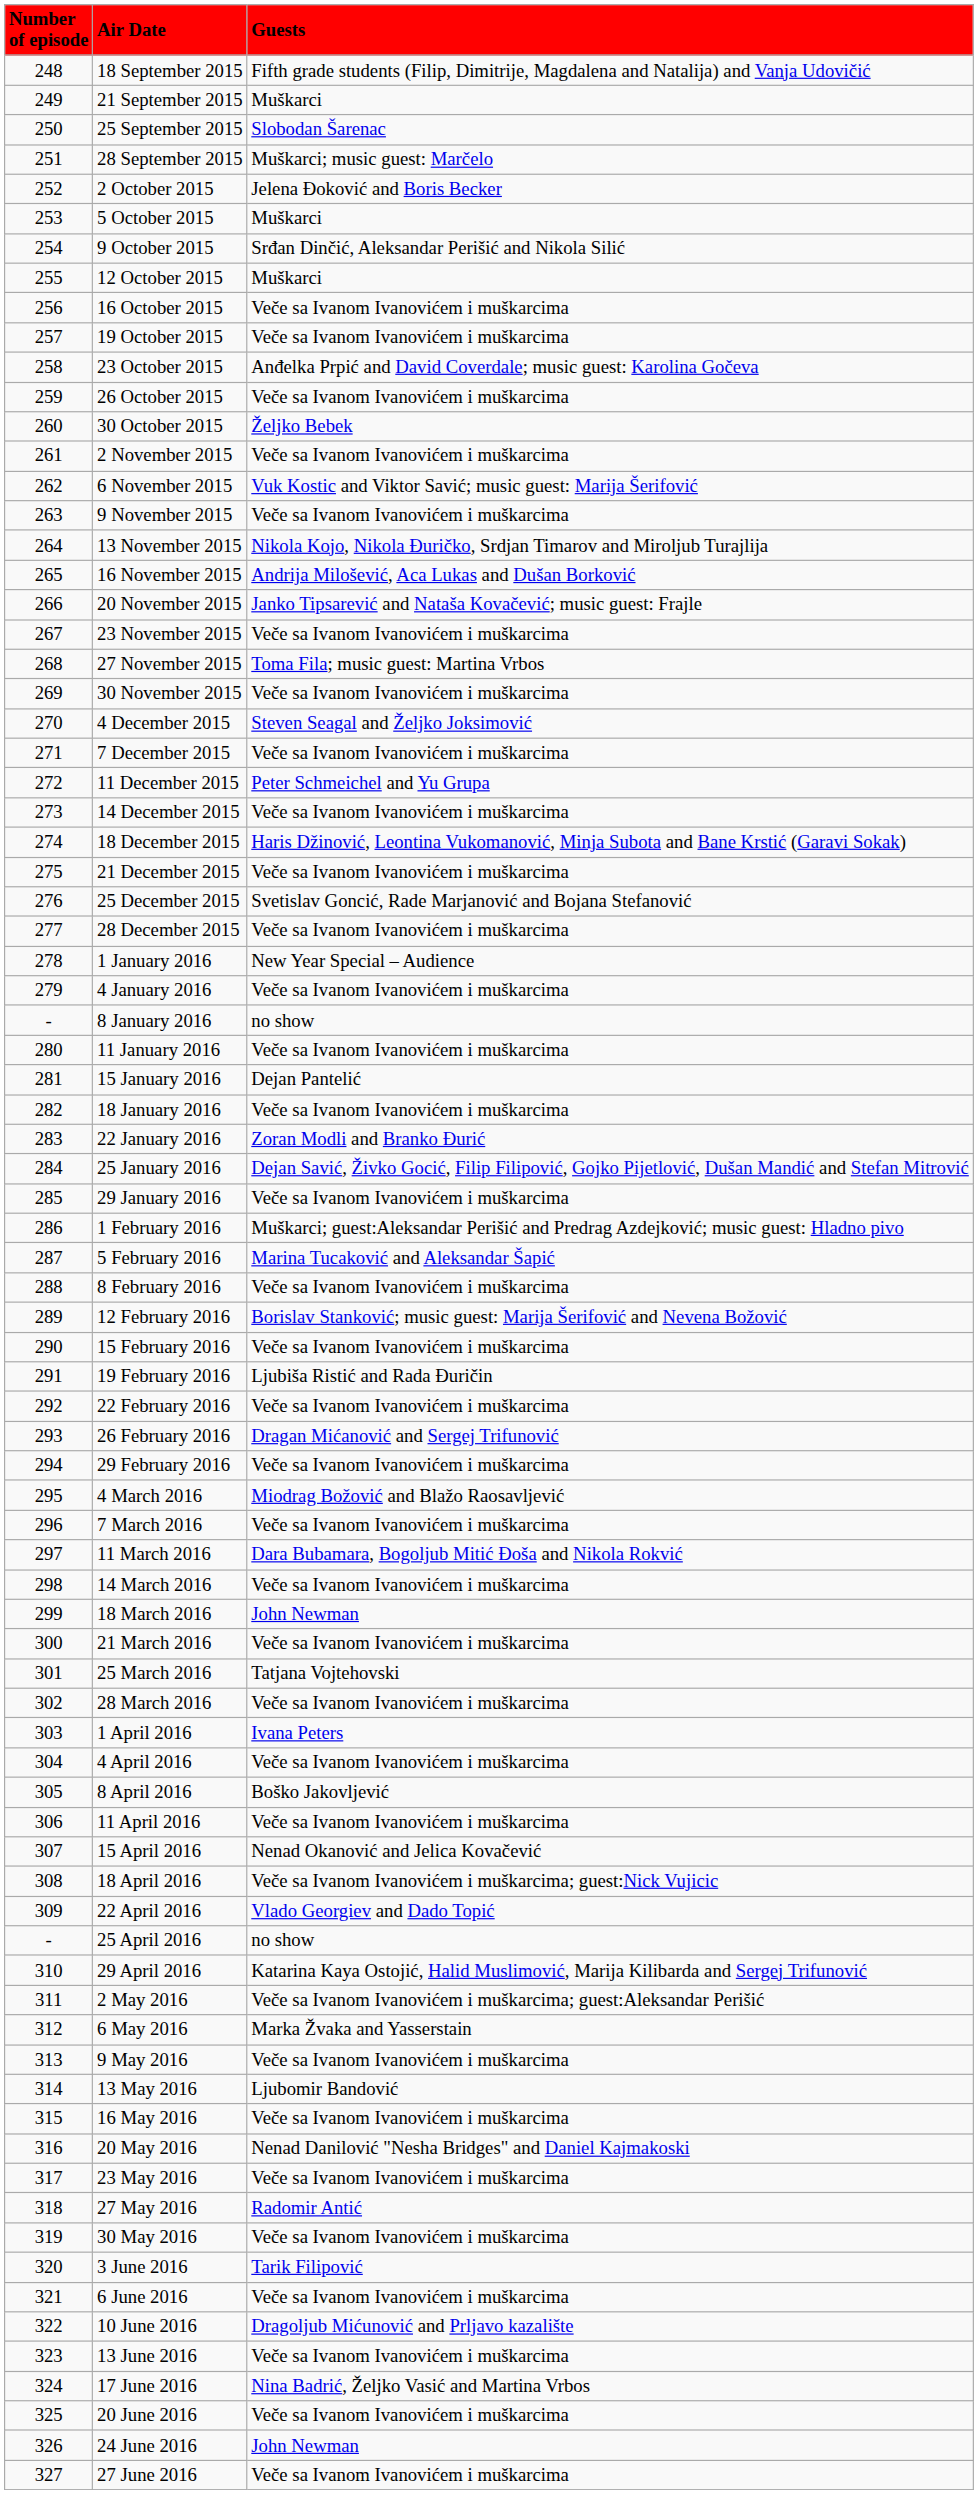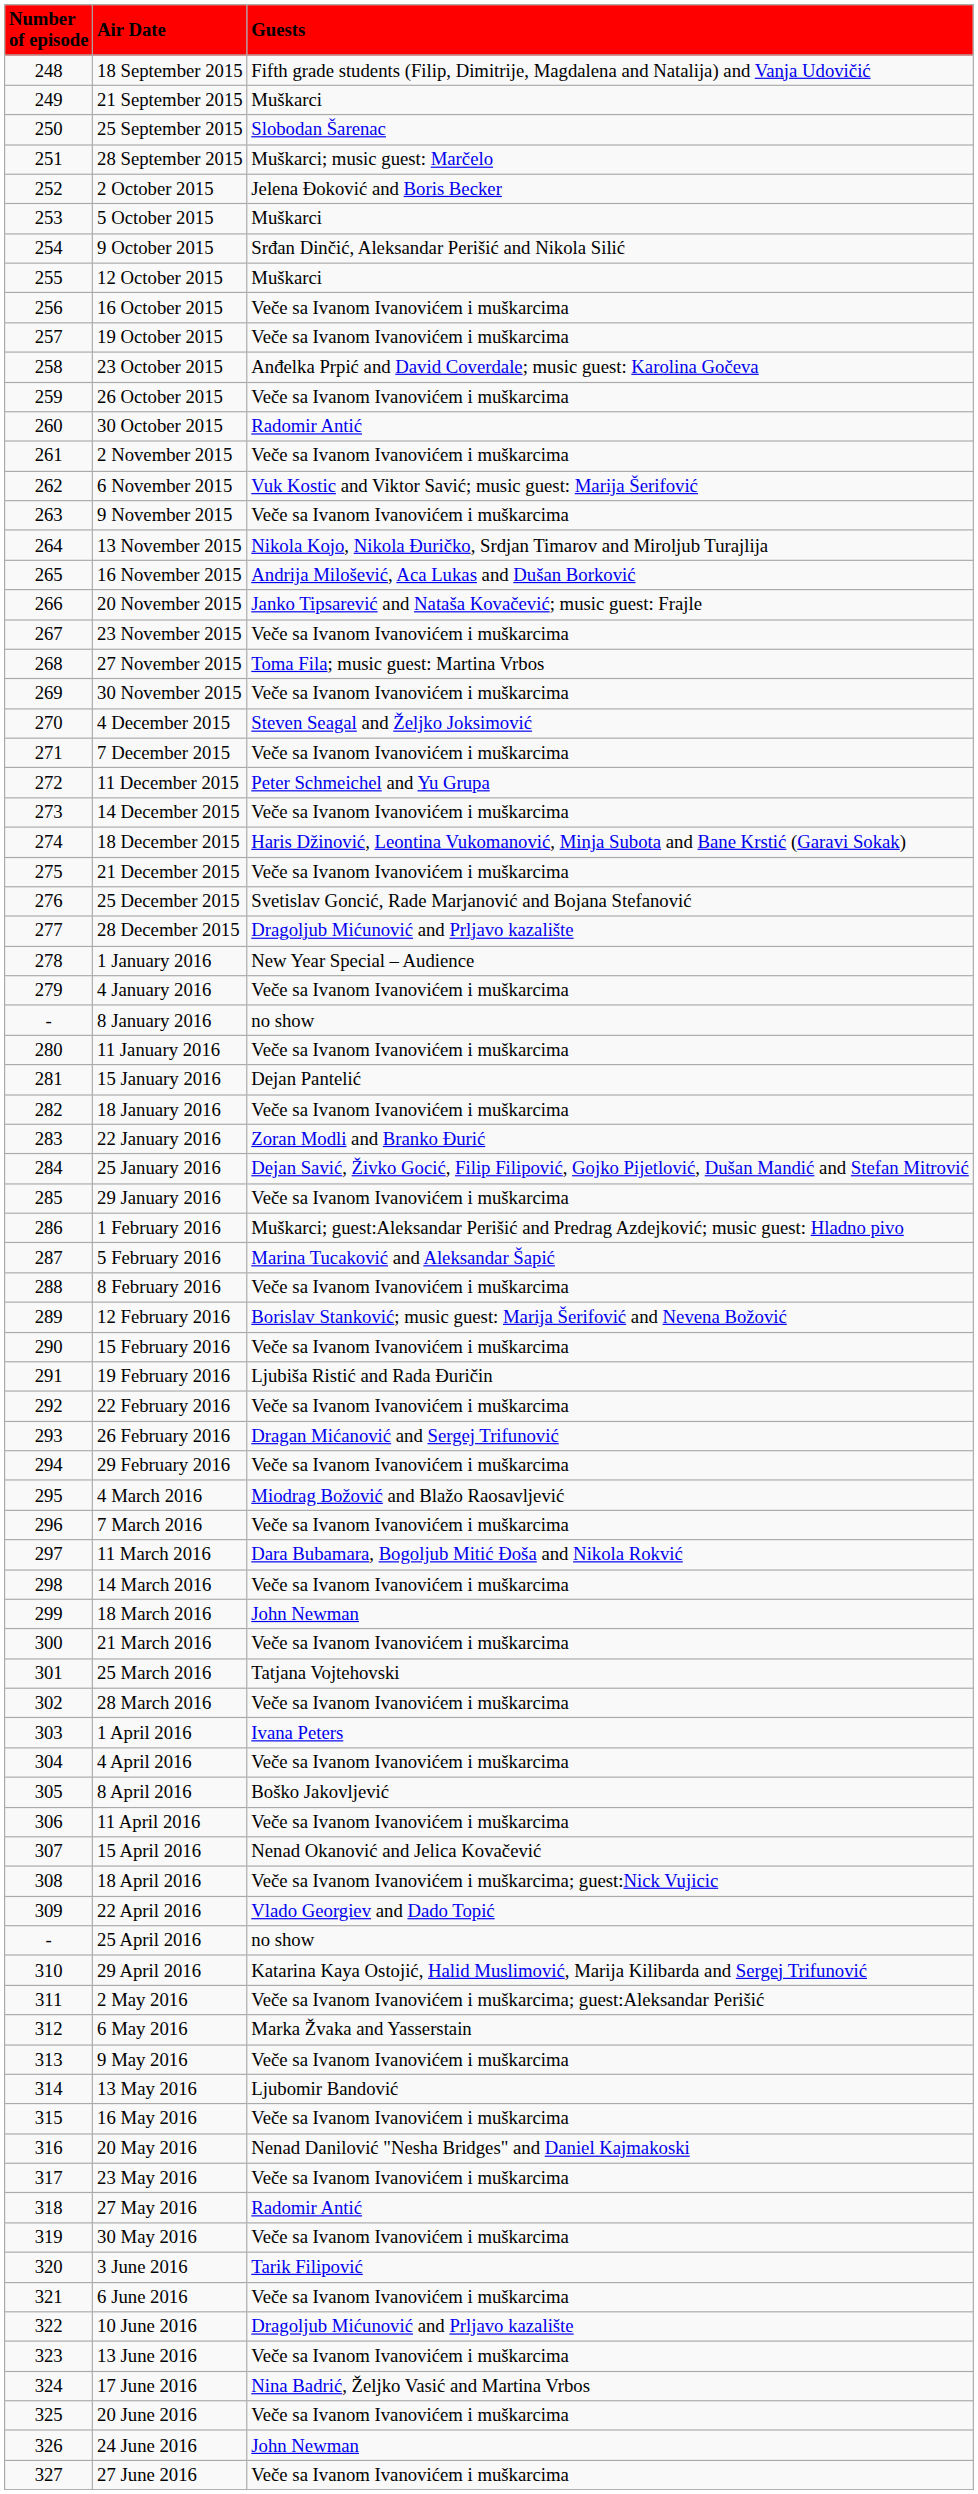(302, 426) Željko Bebek -> (307, 426) Radomir Antić
(410, 931) Veče sa Ivanom Ivanovićem i muškarcima -> (412, 931) Dragoljub Mićunović and Prljavo kazalište
